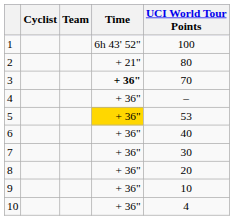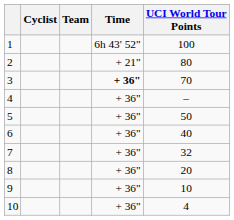(128, 116) gold background -> (128, 116) no background
(186, 116) 53 -> (186, 116) 50
(186, 152) 30 -> (186, 152) 32
